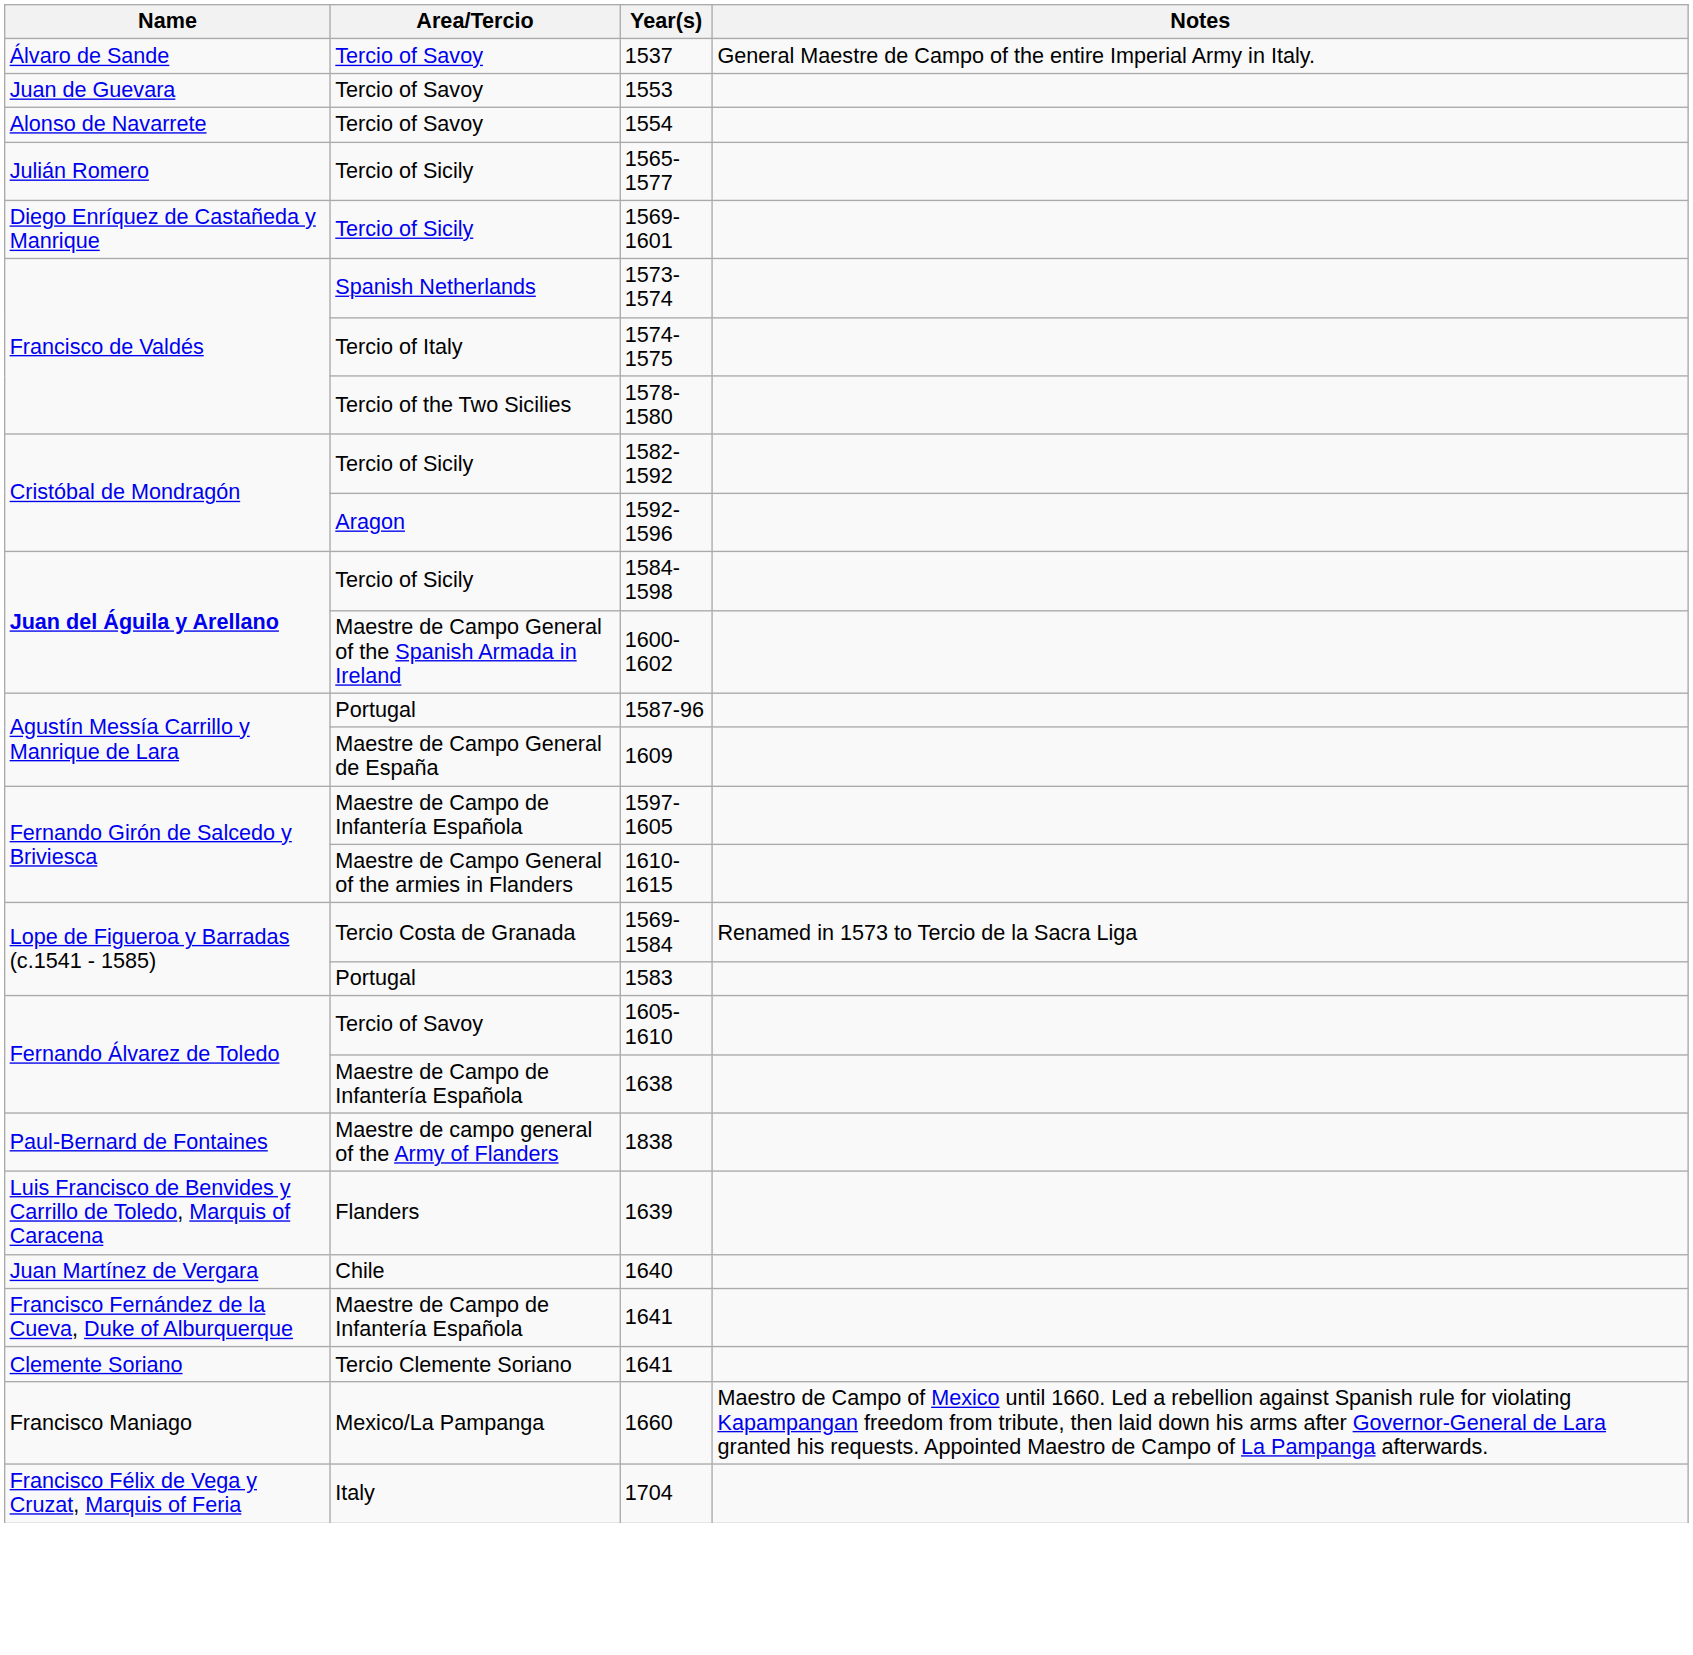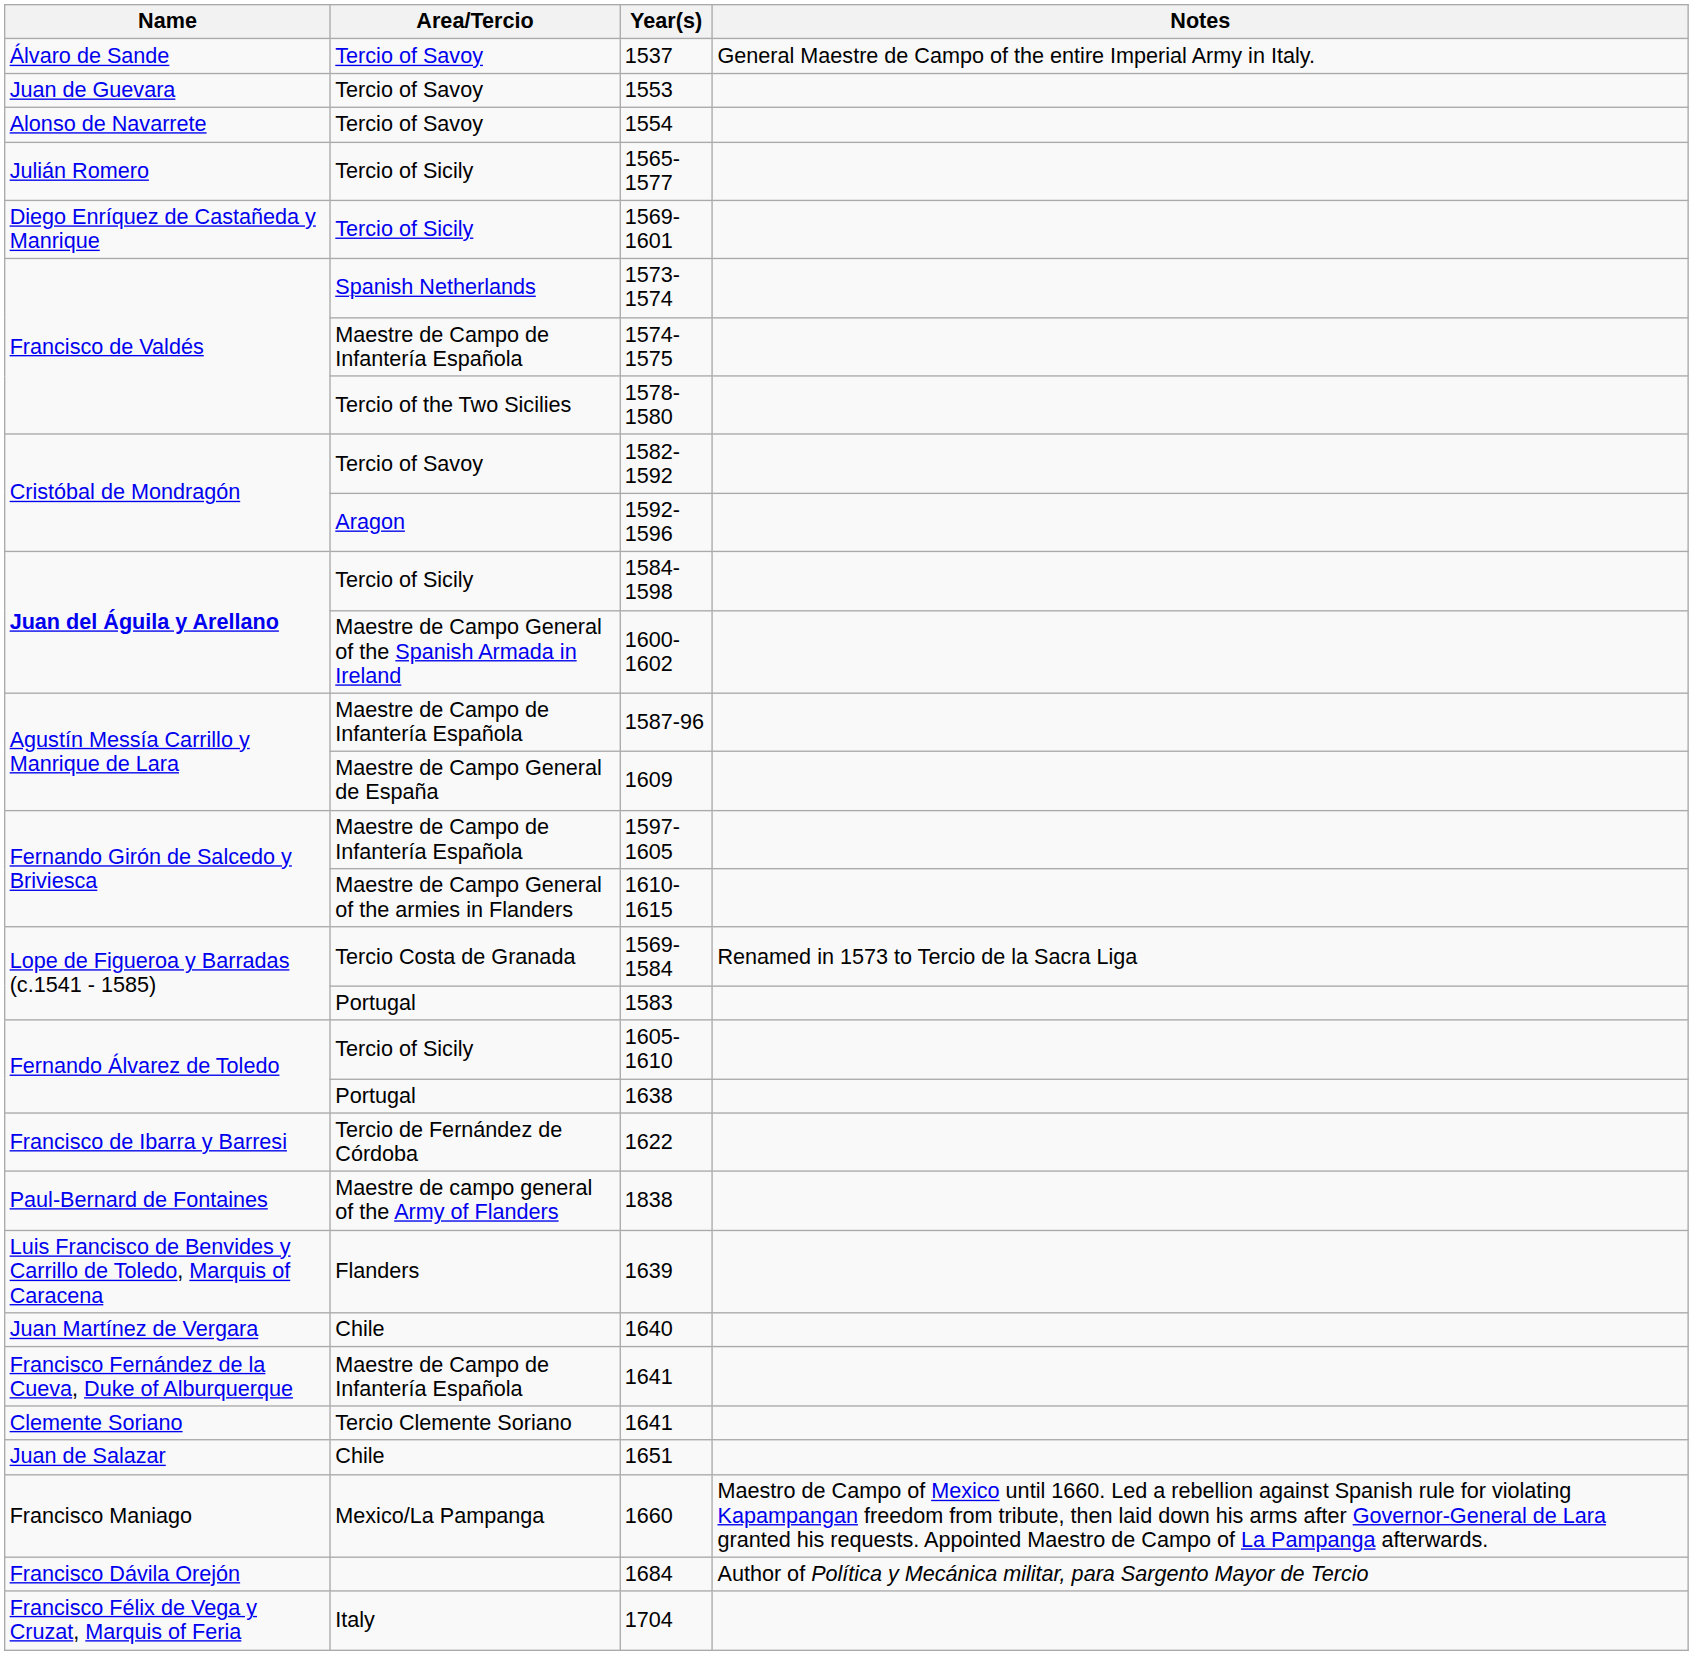(399, 346) Tercio of Italy -> (442, 346) Maestre de Campo de Infantería Española
(404, 463) Tercio of Sicily -> (409, 463) Tercio of Savoy
(376, 709) Portugal -> (442, 722) Maestre de Campo de Infantería Española
(409, 1024) Tercio of Savoy -> (404, 1049) Tercio of Sicily
(442, 1083) Maestre de Campo de Infantería Española -> (376, 1095) Portugal
+ row: (148, 1141)
+ row: (88, 1456)
+ row: (125, 1573)
